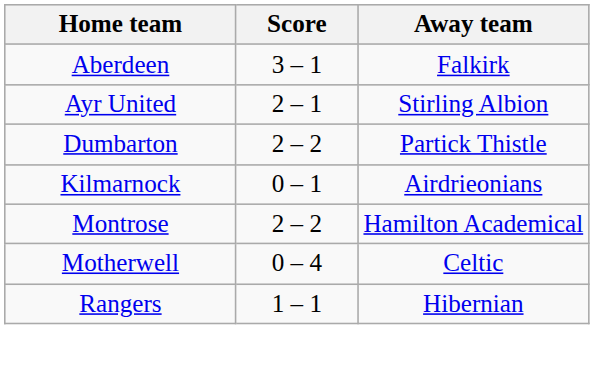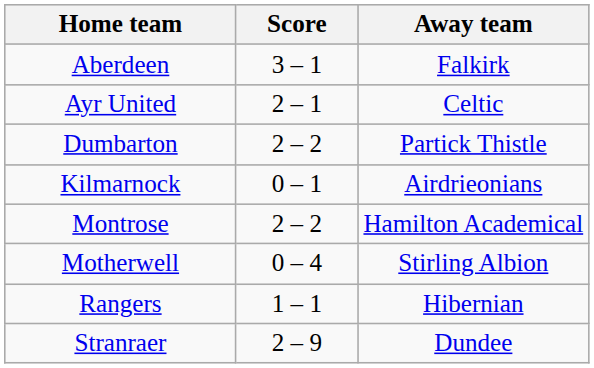(473, 104) Stirling Albion -> (473, 104) Celtic
(473, 263) Celtic -> (473, 263) Stirling Albion
+ row: (120, 343)
